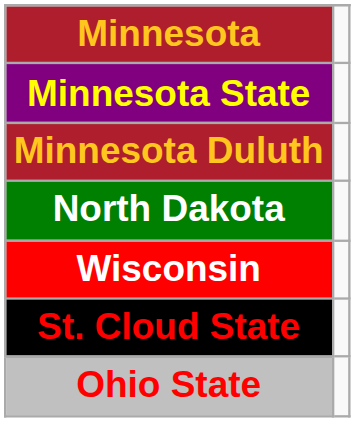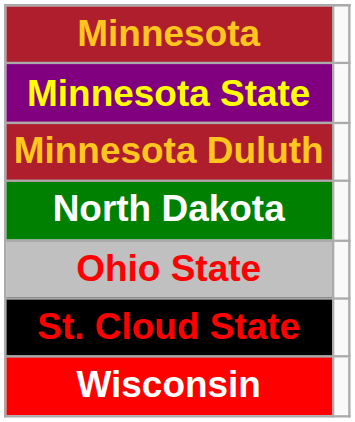rows swapped: (169, 385) <-> (169, 268)
